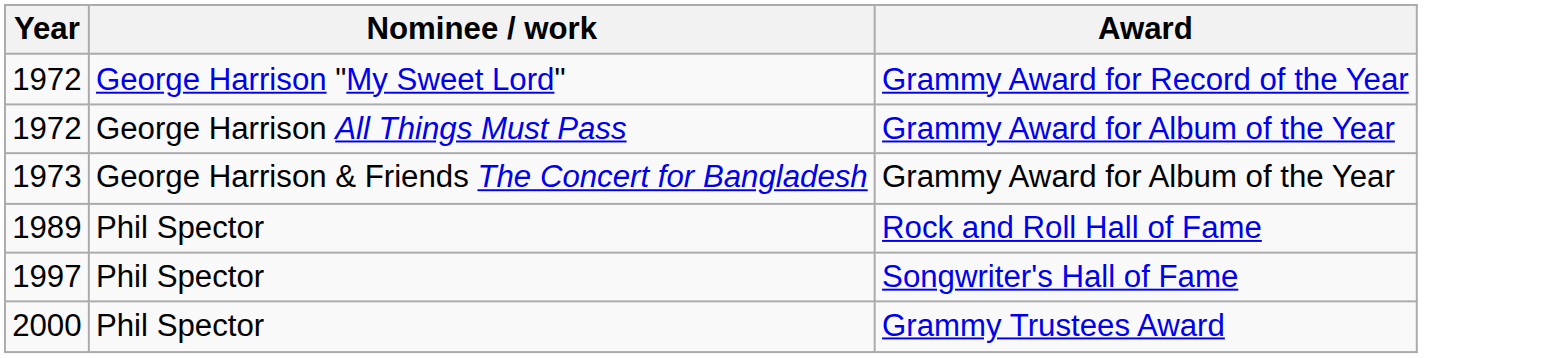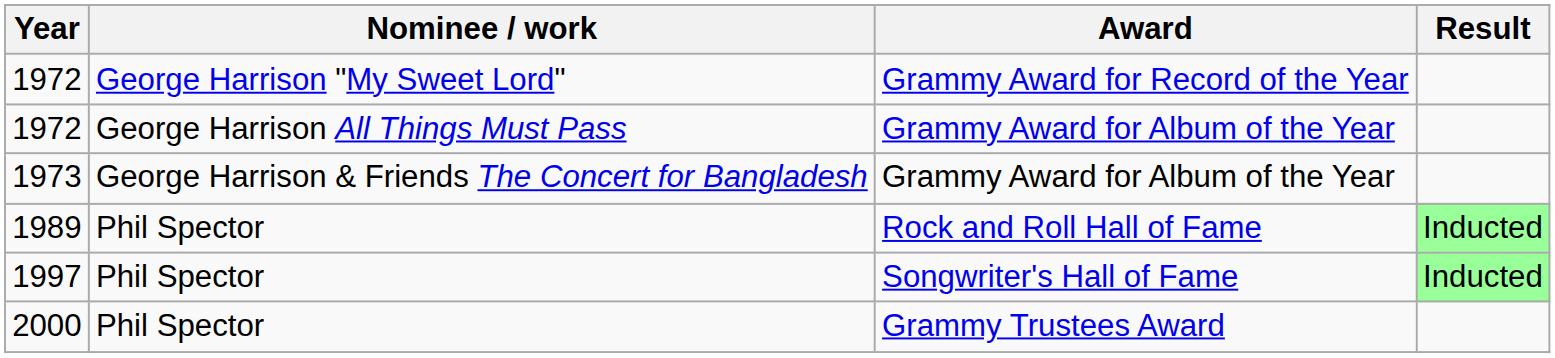+ column: (1483, 29)
